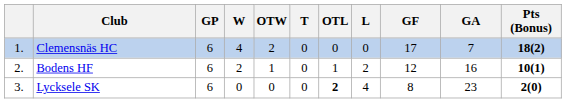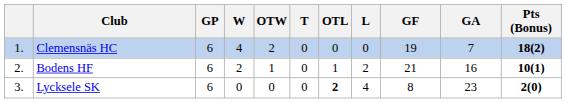(410, 48) 17 -> (410, 48) 19
(410, 68) 12 -> (410, 68) 21
